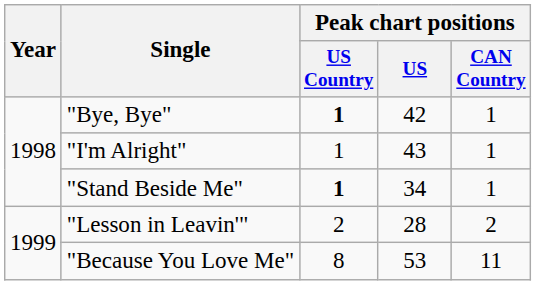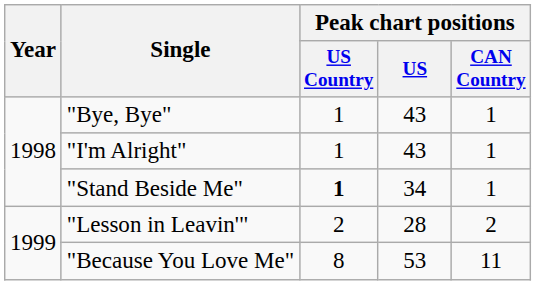(339, 114) bold -> (339, 114) normal
(415, 114) 42 -> (415, 114) 43
